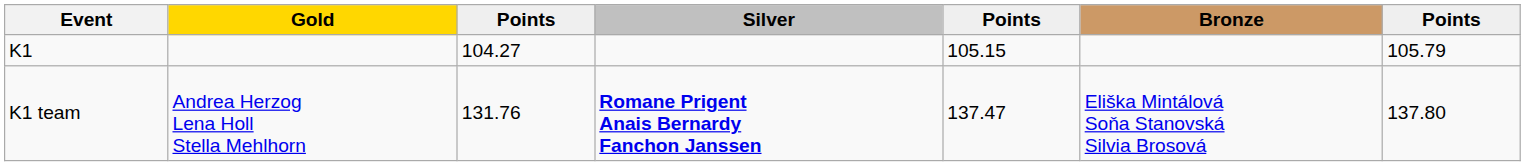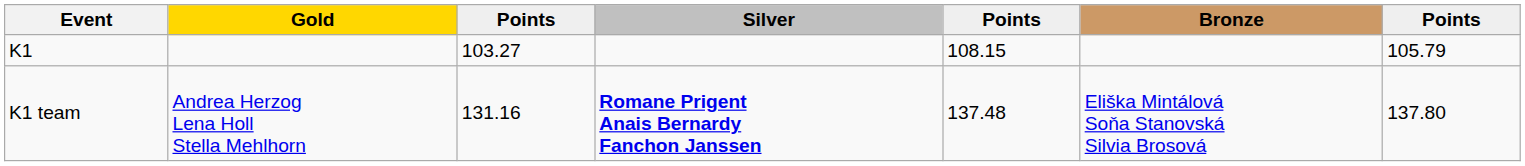(491, 50) 104.27 -> (491, 50) 103.27
(977, 50) 105.15 -> (977, 50) 108.15
(491, 113) 131.76 -> (491, 113) 131.16
(977, 113) 137.47 -> (977, 113) 137.48
